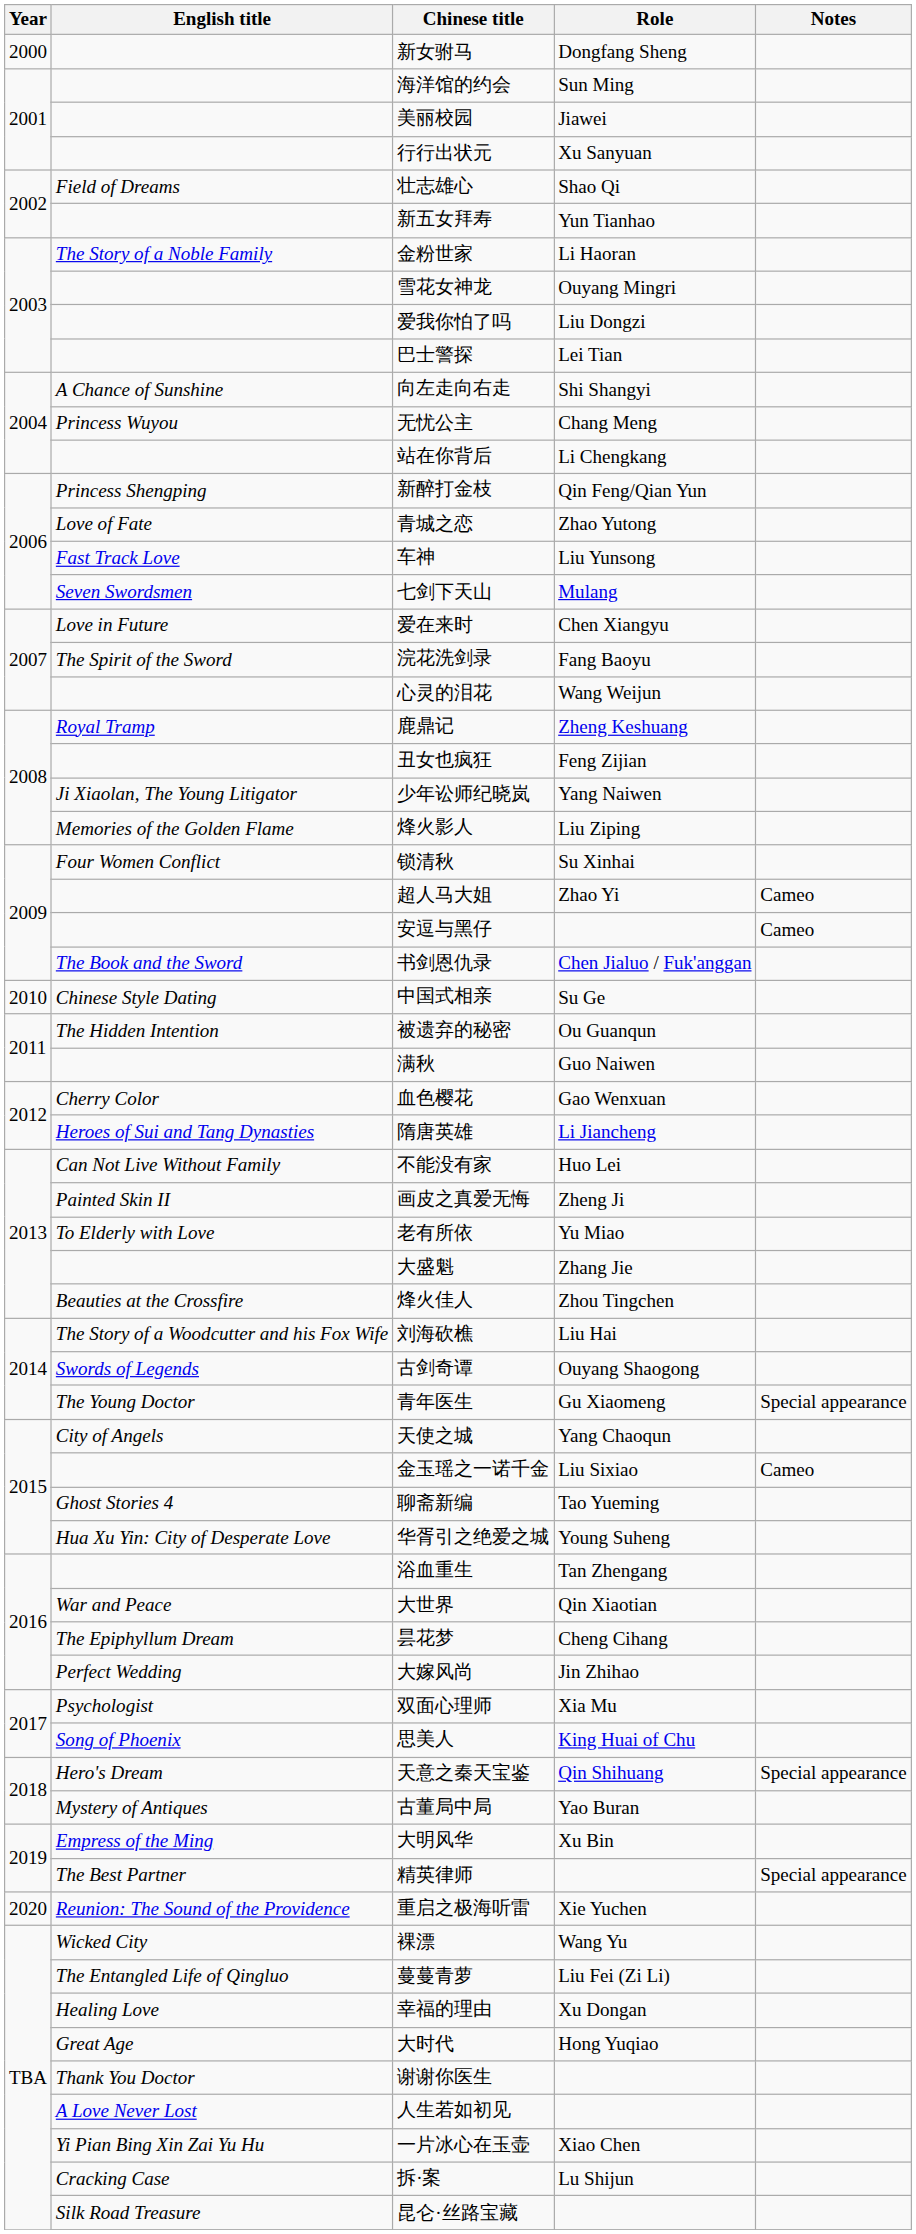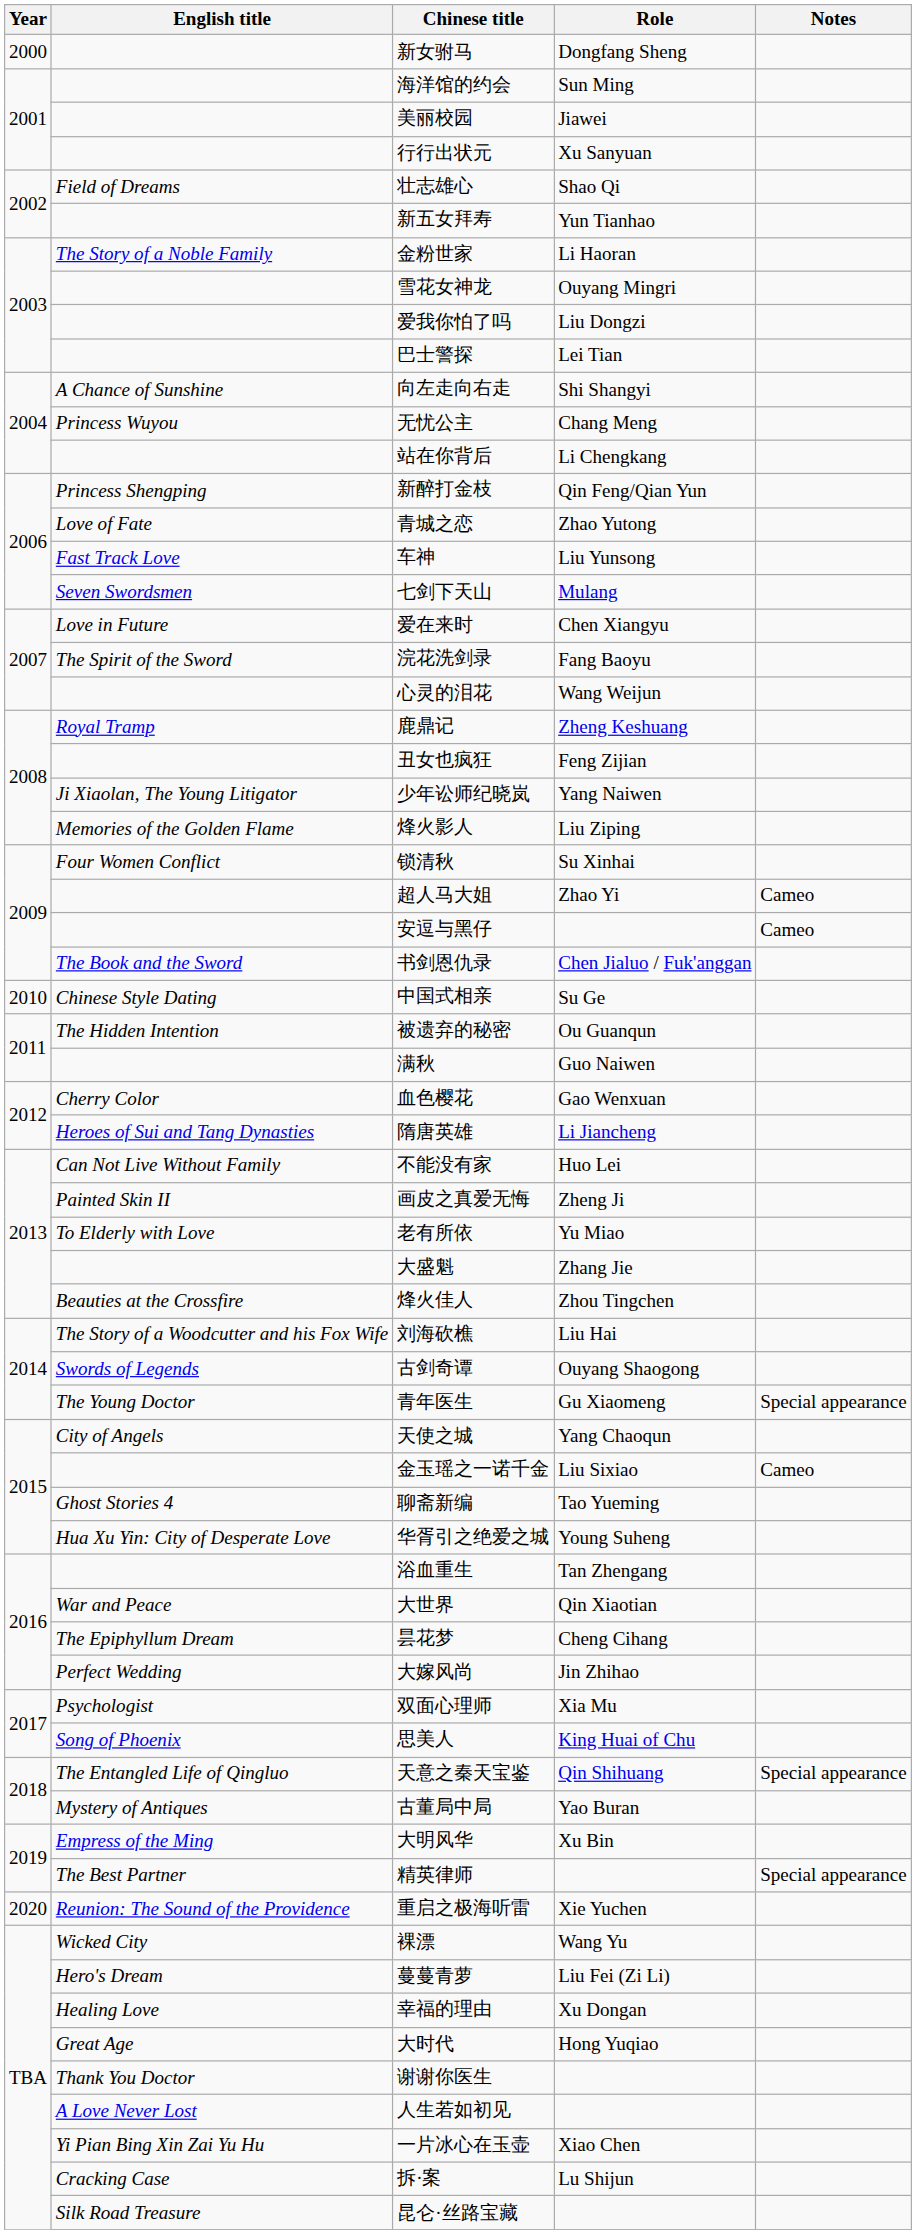(109, 1773) Hero's Dream -> (172, 1773) The Entangled Life of Qingluo
(172, 1976) The Entangled Life of Qingluo -> (109, 1976) Hero's Dream
